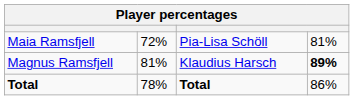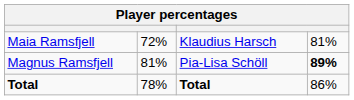(224, 42) Pia-Lisa Schöll -> (228, 42) Klaudius Harsch
(228, 63) Klaudius Harsch -> (224, 63) Pia-Lisa Schöll
